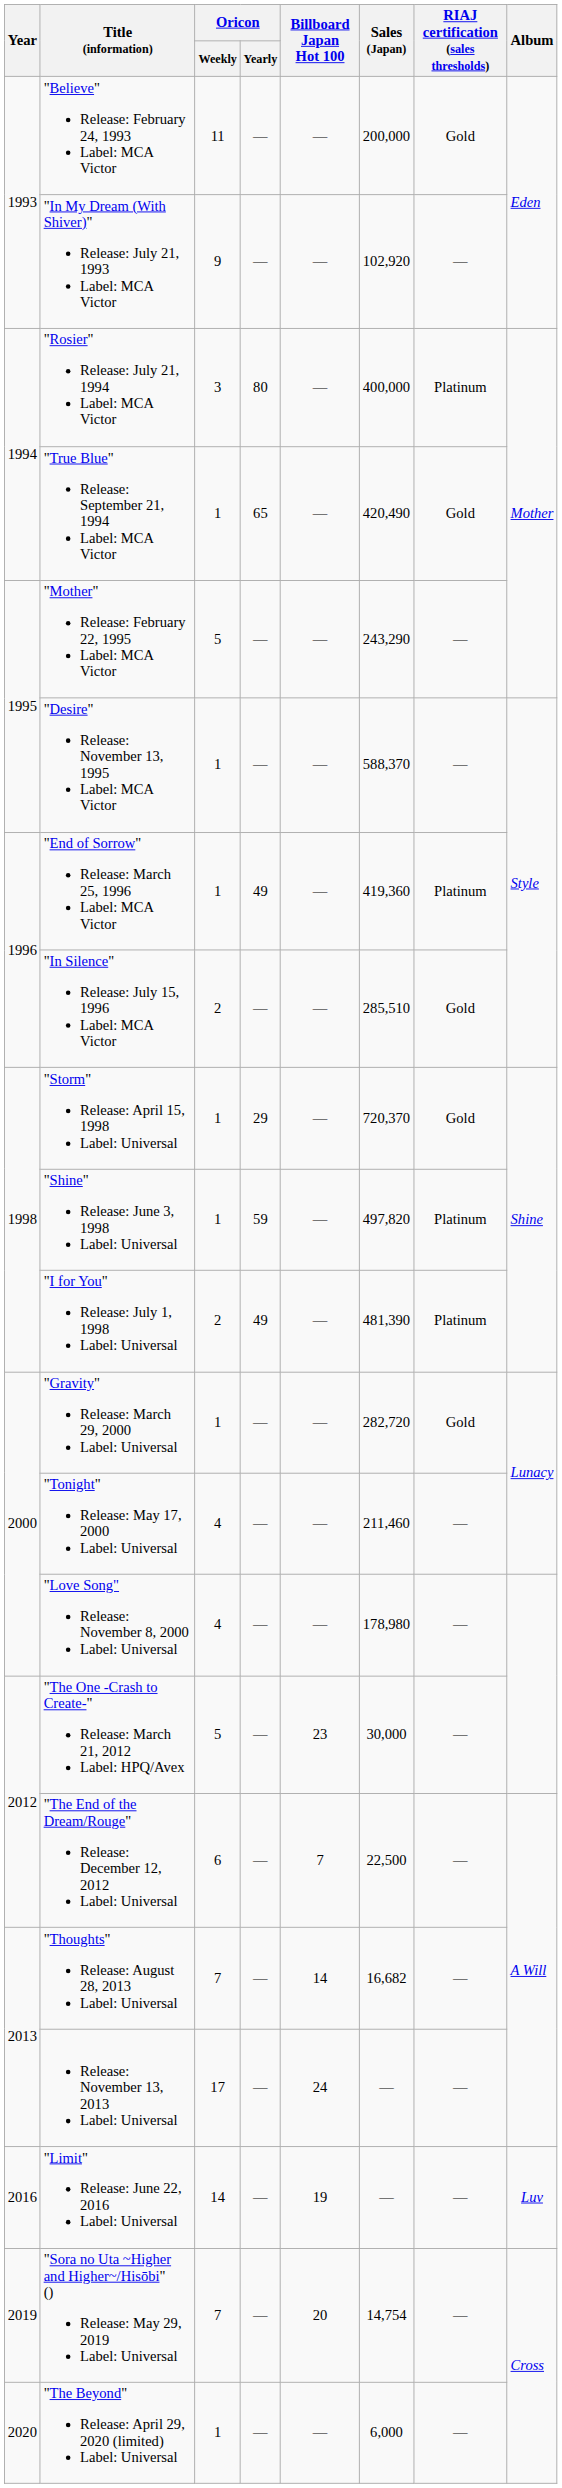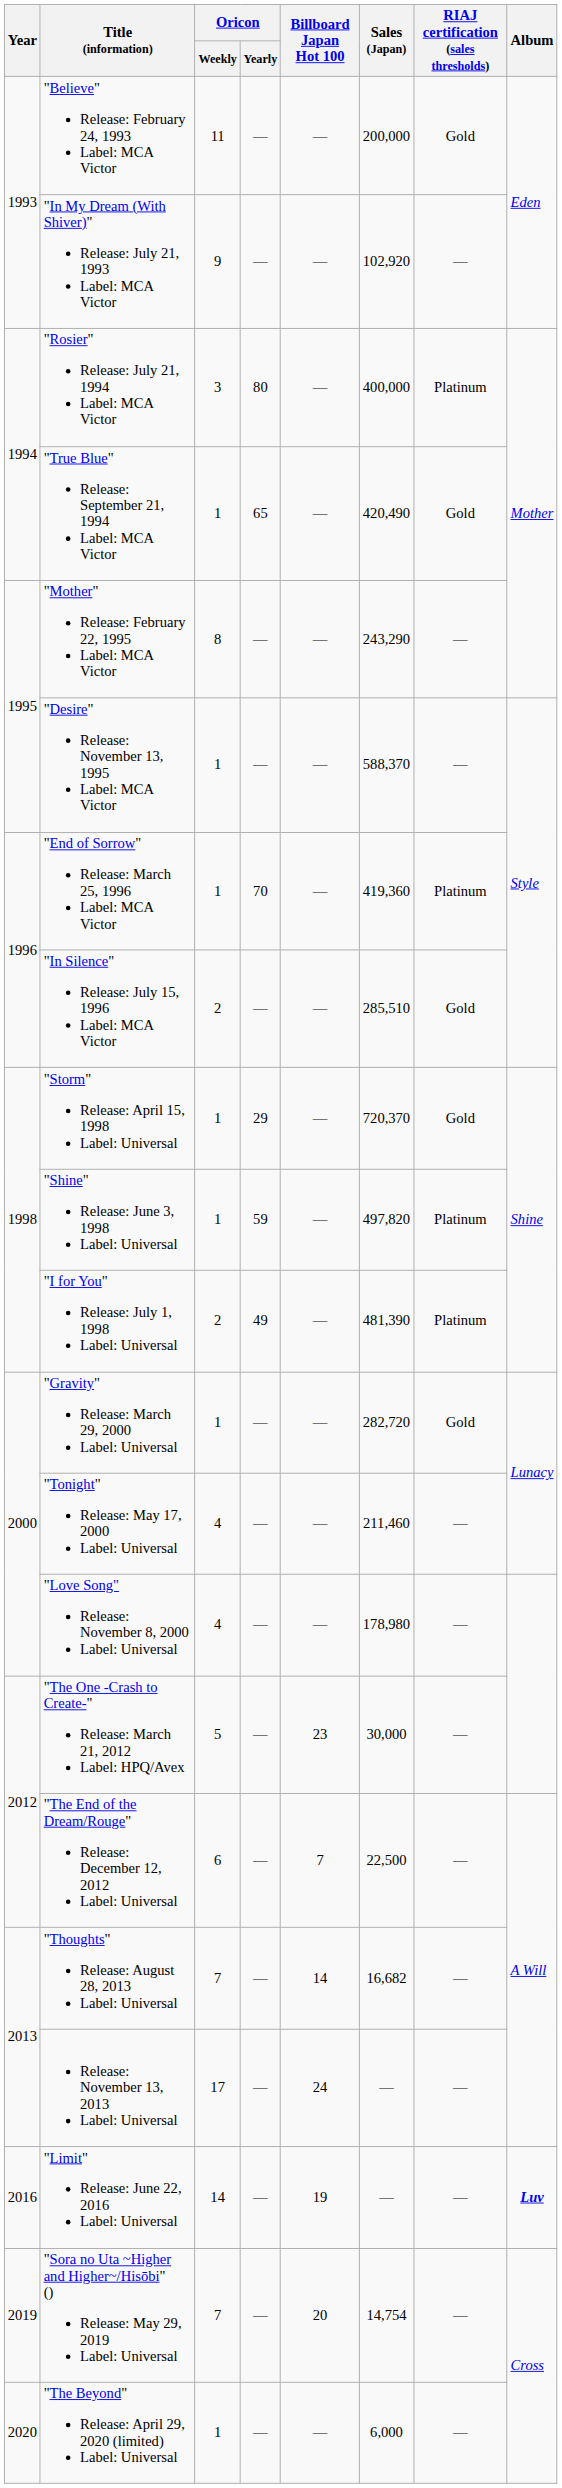(218, 639) 5 -> (218, 639) 8
(260, 891) 49 -> (260, 891) 70
(532, 2197) normal -> (532, 2197) bold
